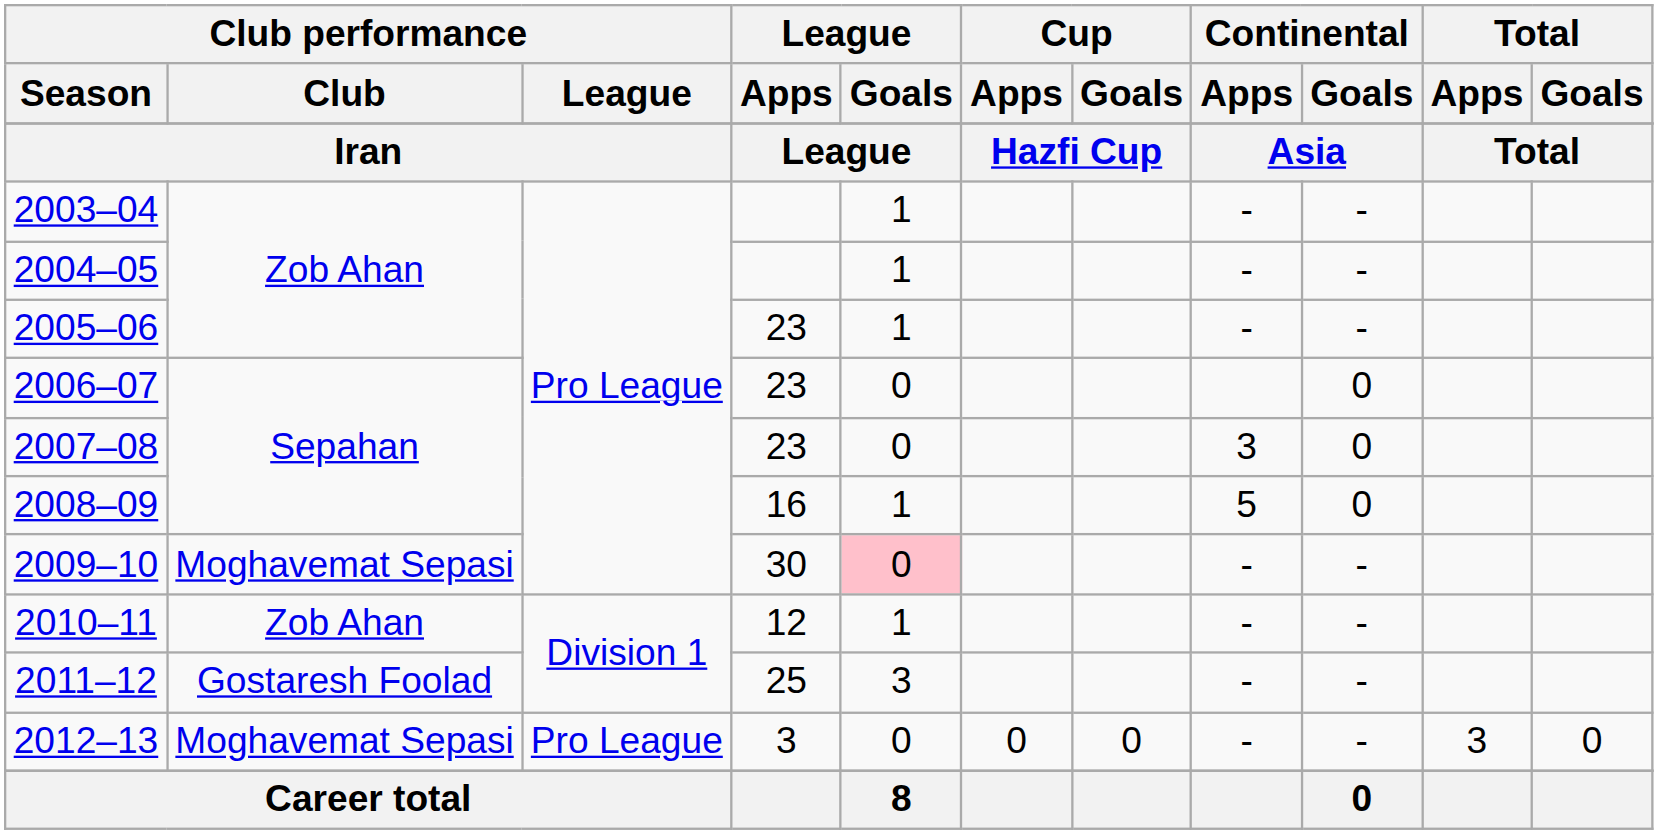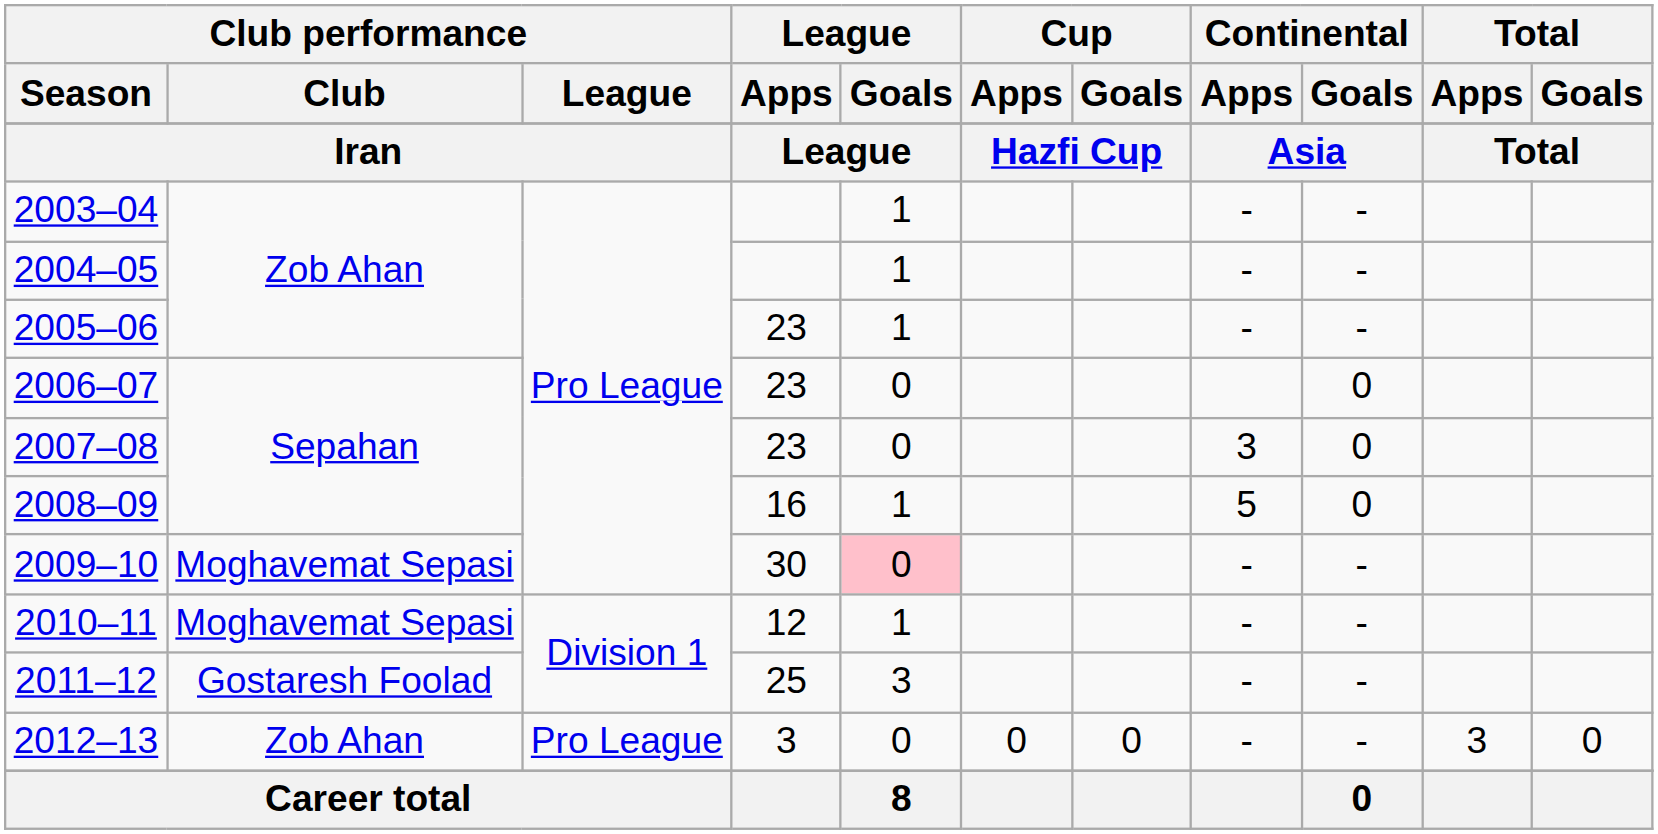(345, 622) Zob Ahan -> (345, 622) Moghavemat Sepasi
(345, 740) Moghavemat Sepasi -> (345, 740) Zob Ahan
